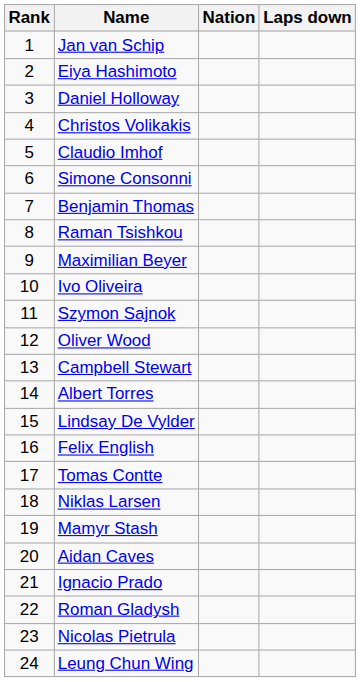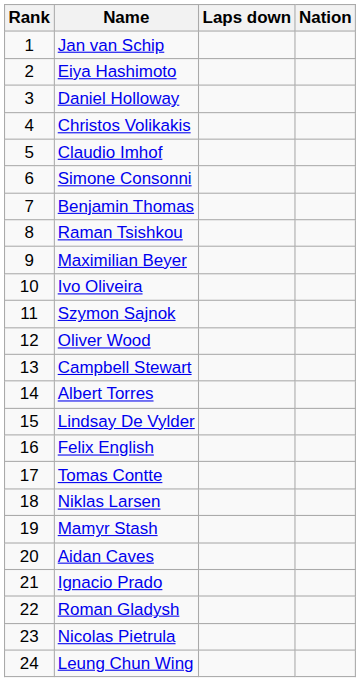columns swapped: (229, 17) <-> (307, 17)
